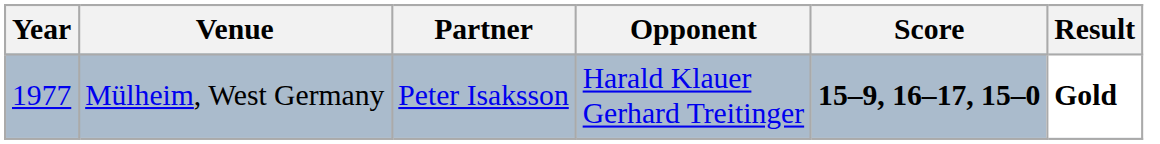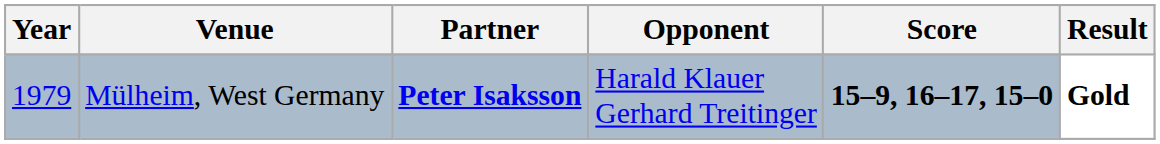(42, 95) 1977 -> (42, 95) 1979
(484, 95) normal -> (490, 95) bold
